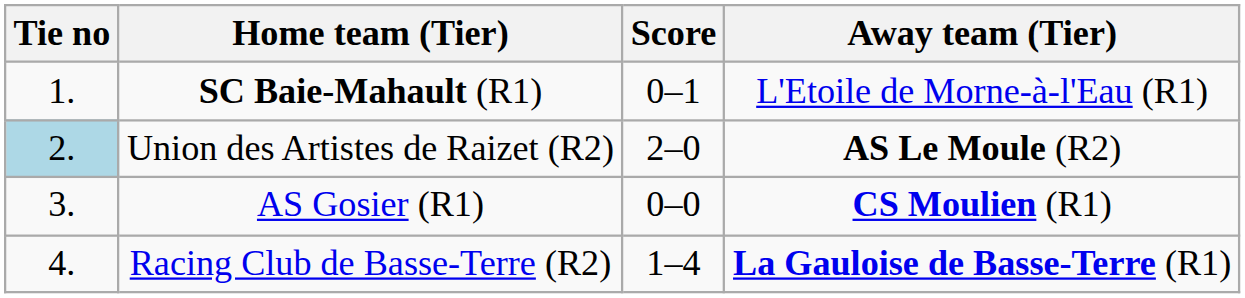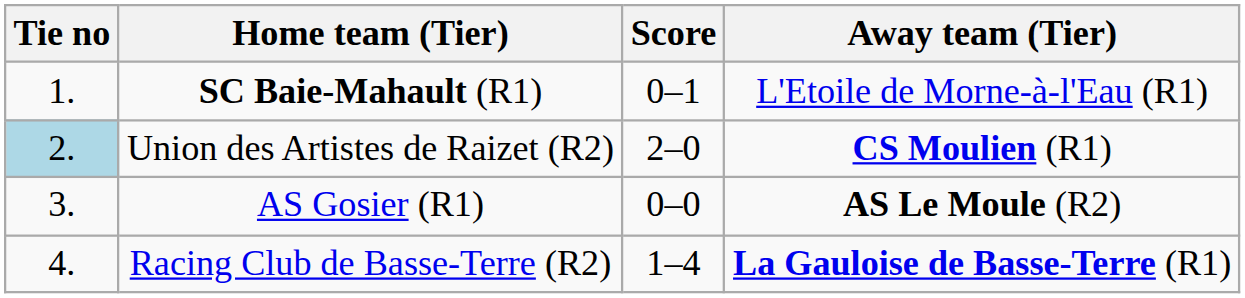(982, 147) AS Le Moule (R2) -> (982, 147) CS Moulien (R1)
(982, 205) CS Moulien (R1) -> (982, 205) AS Le Moule (R2)
